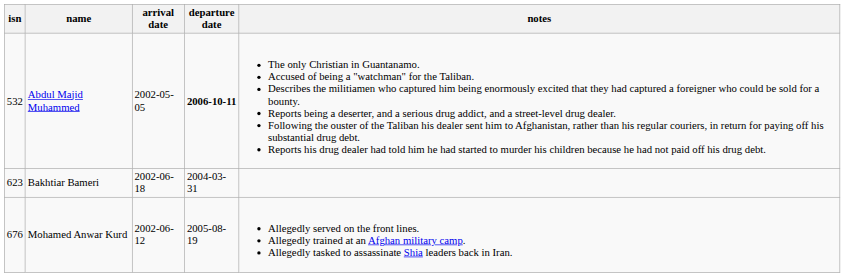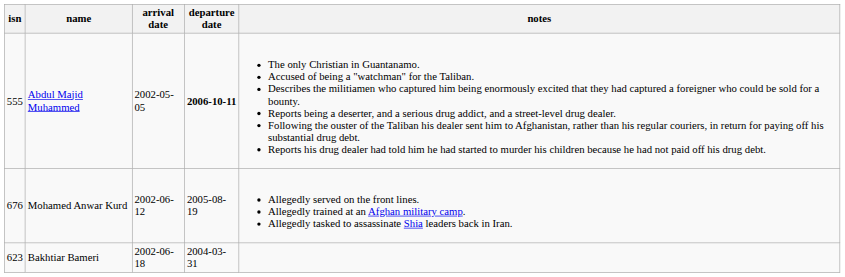(15, 101) 532 -> (15, 101) 555
rows swapped: (63, 183) <-> (78, 234)
